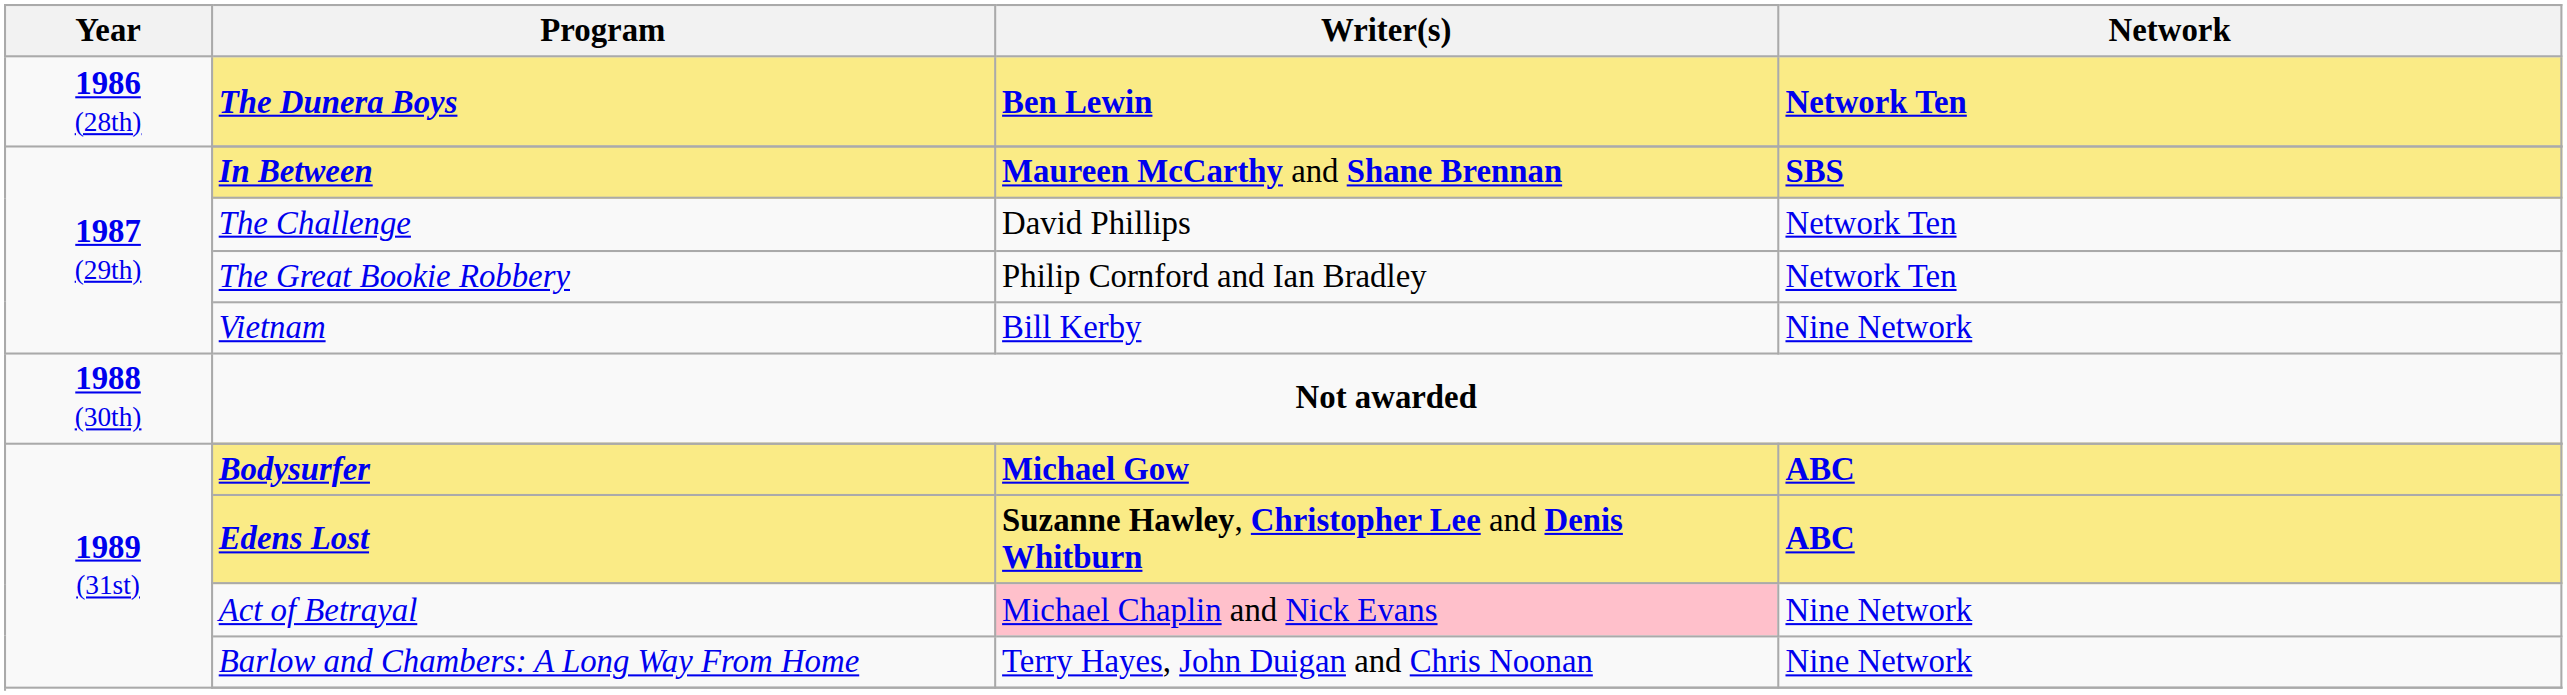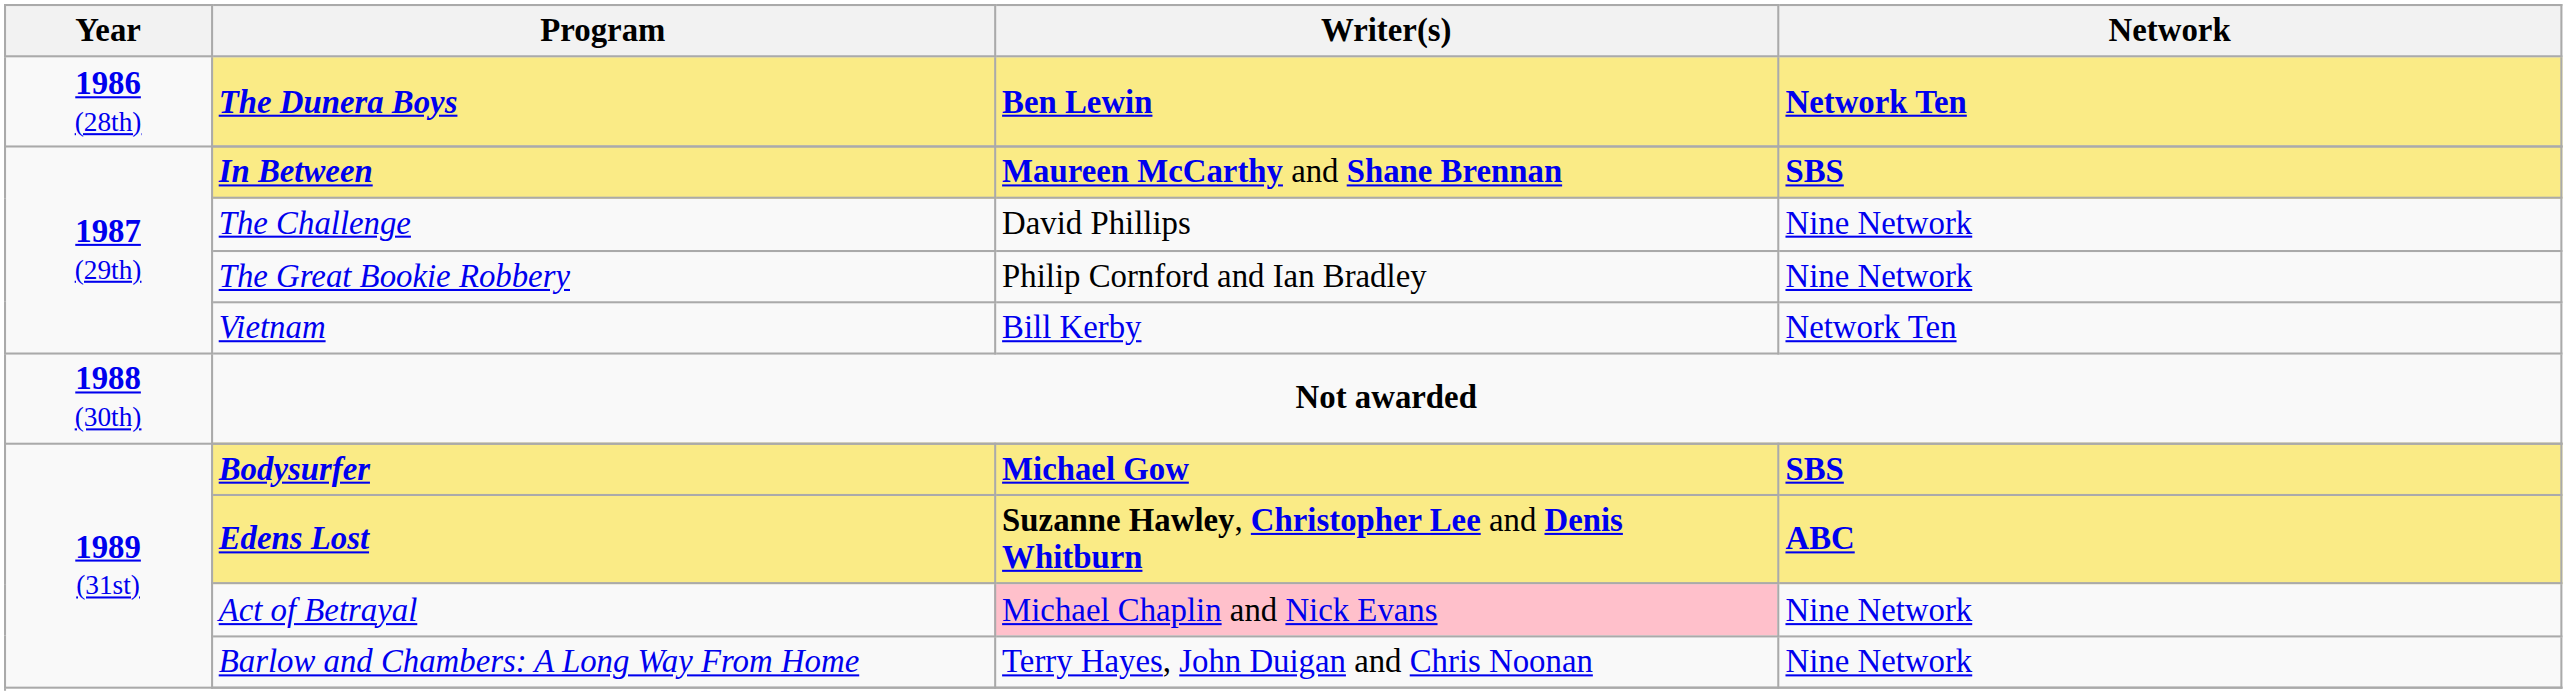(1871, 223) Network Ten -> (1879, 223) Nine Network
(1871, 275) Network Ten -> (1879, 275) Nine Network
(1879, 327) Nine Network -> (1871, 327) Network Ten
(1820, 468) ABC -> (1815, 468) SBS
